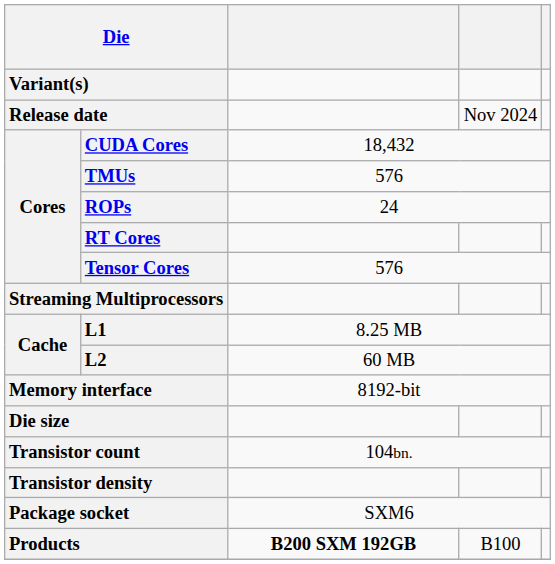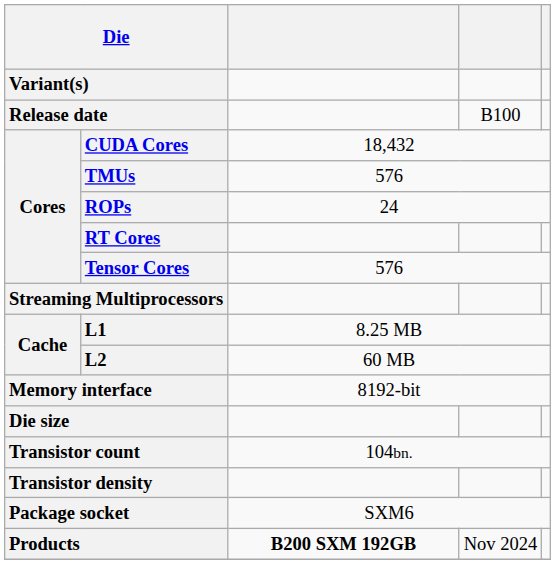(501, 115) Nov 2024 -> (501, 115) B100
(501, 544) B100 -> (501, 544) Nov 2024
